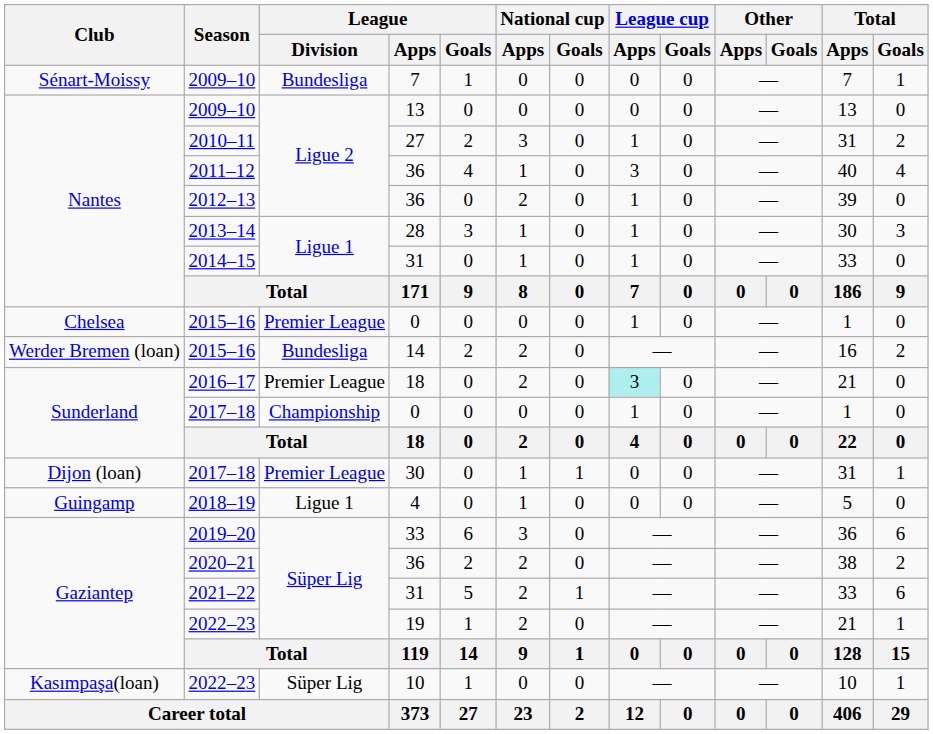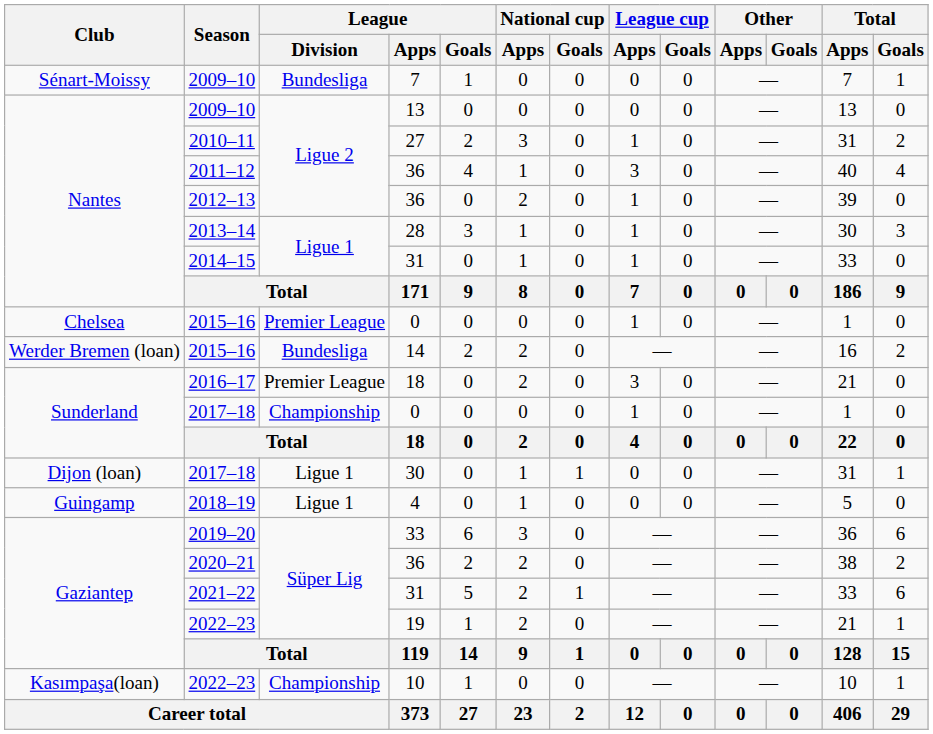(634, 381) paleturquoise background -> (634, 381) no background
(325, 472) Premier League -> (325, 472) Ligue 1
(325, 683) Süper Lig -> (325, 683) Championship
